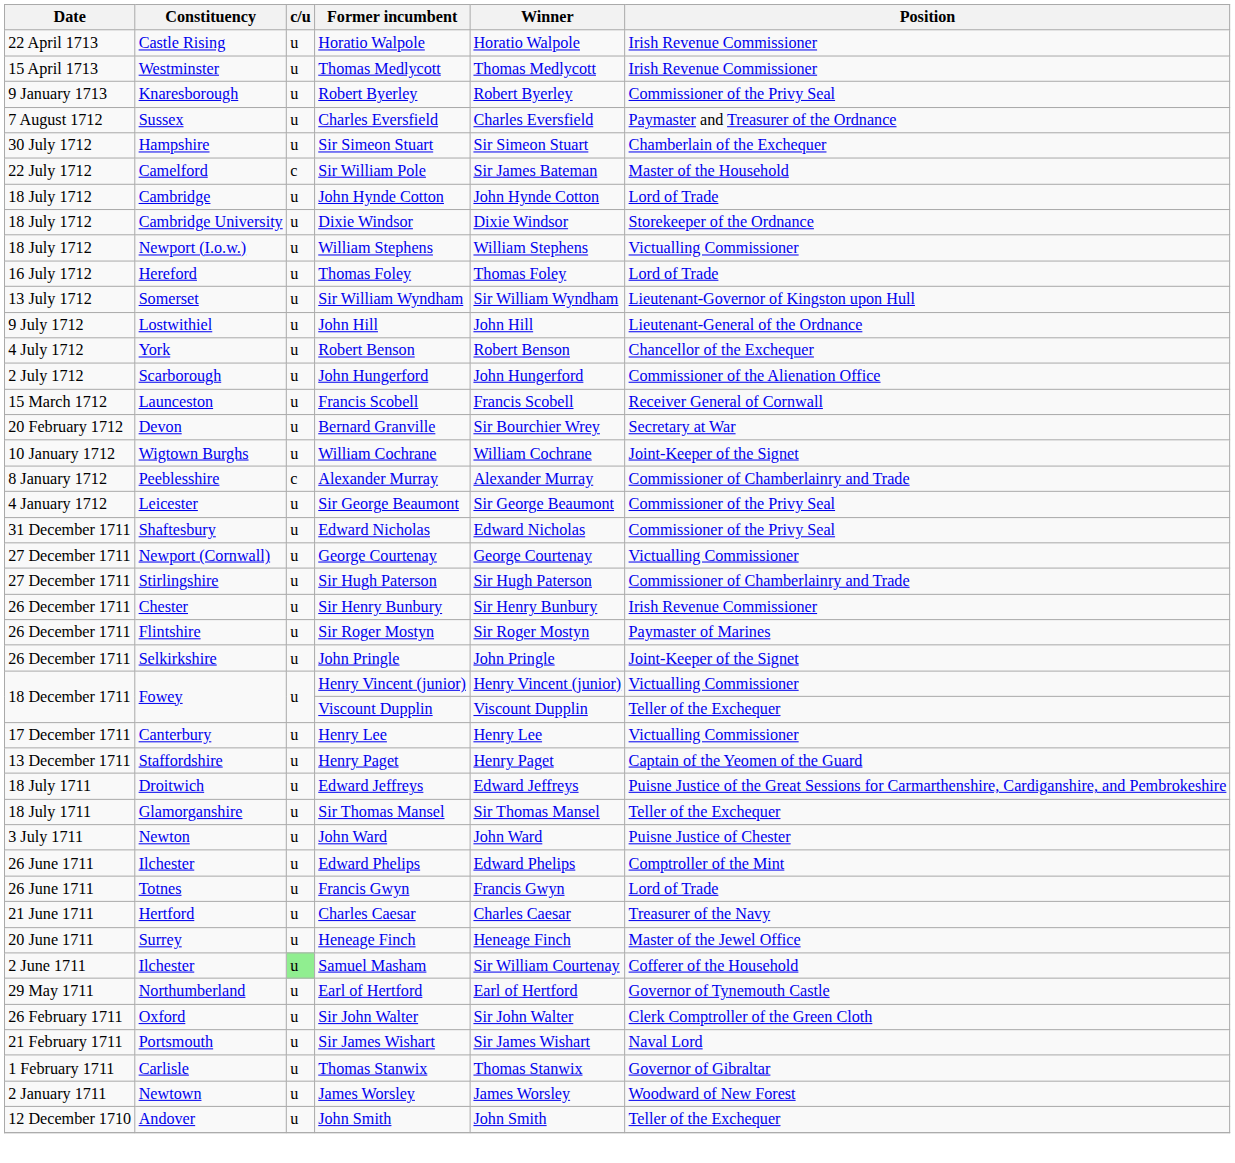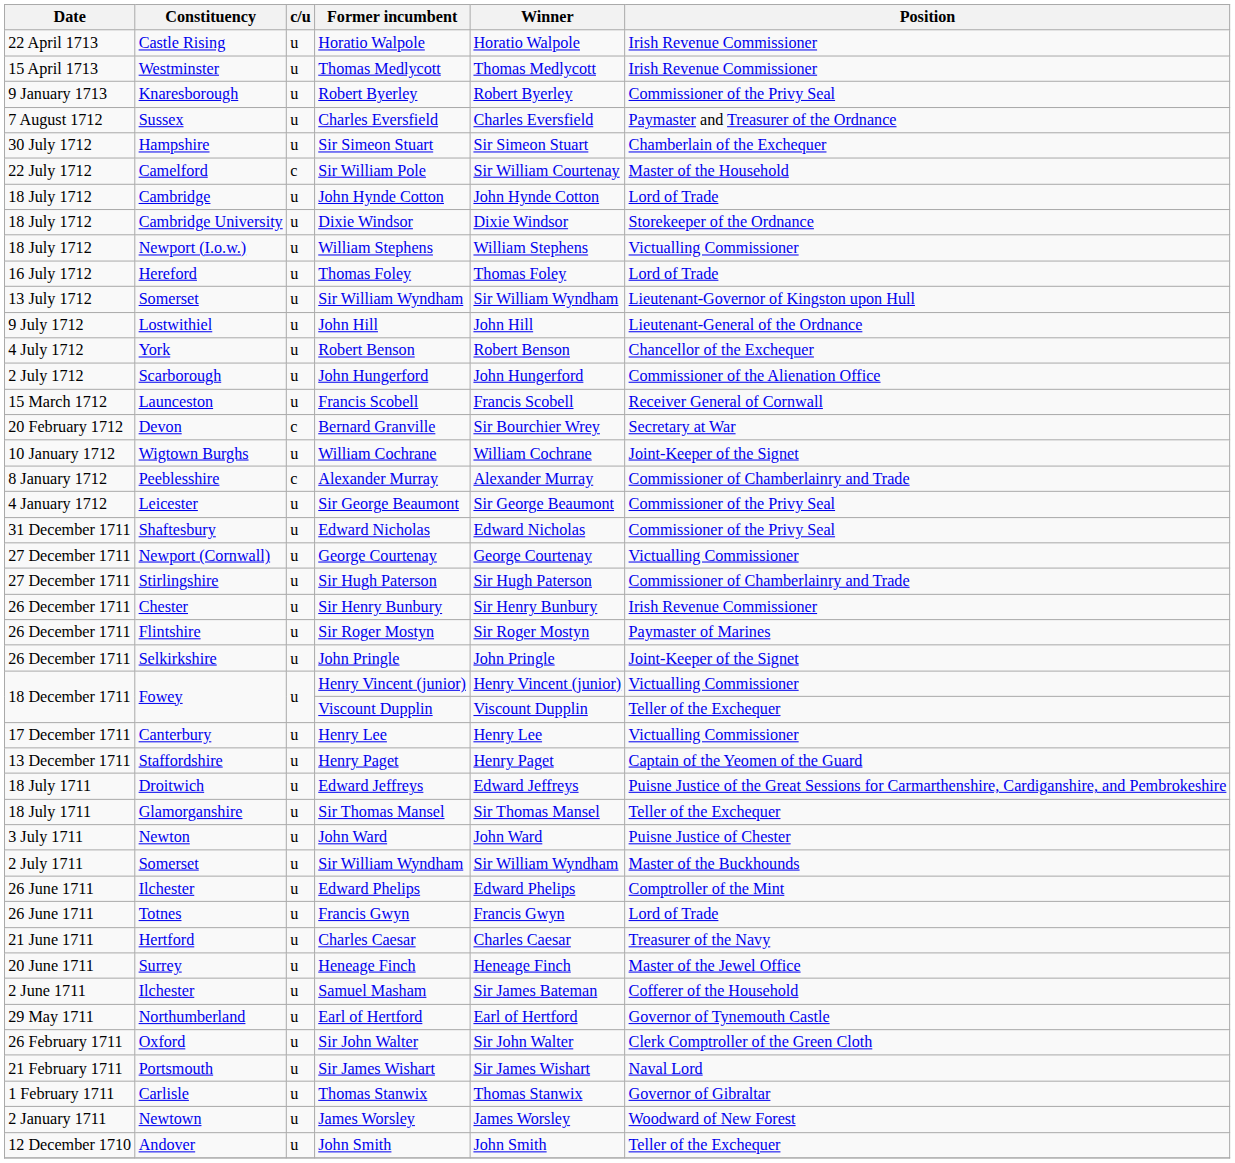(535, 171) Sir James Bateman -> (547, 171) Sir William Courtenay
(294, 427) u -> (294, 427) c
+ row: (46, 863)
(294, 965) lightgreen background -> (294, 991) no background
(547, 965) Sir William Courtenay -> (535, 991) Sir James Bateman
